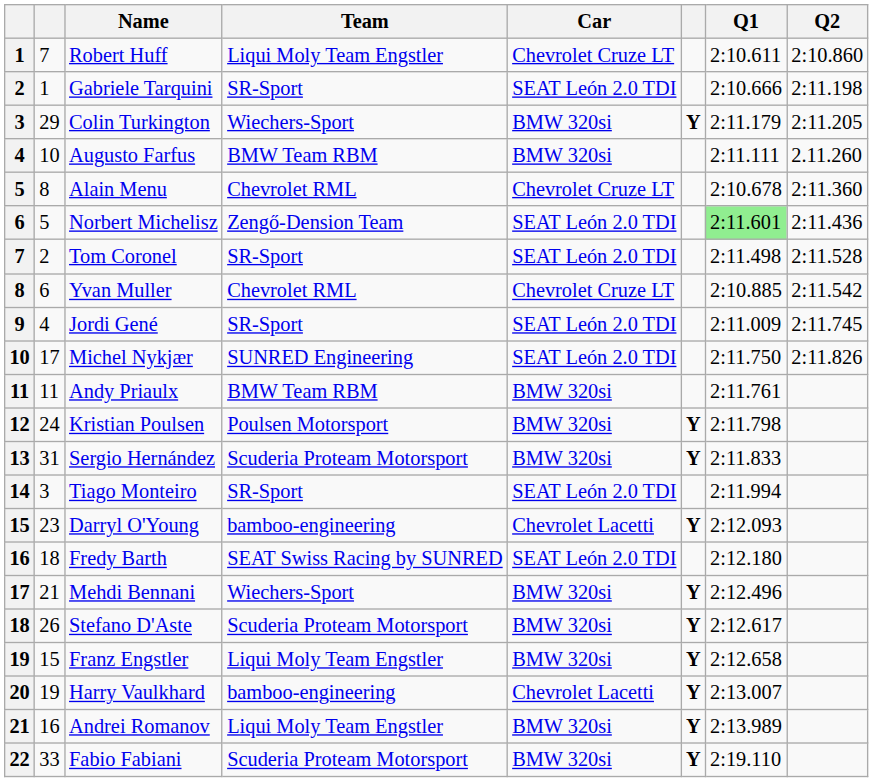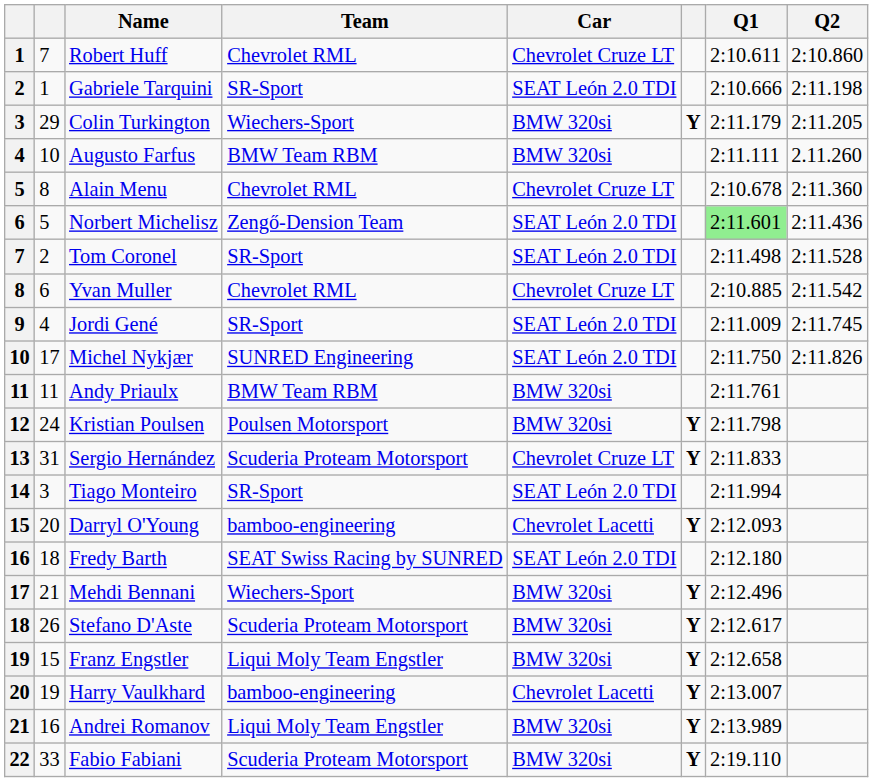(335, 55) Liqui Moly Team Engstler -> (292, 55) Chevrolet RML
(562, 458) BMW 320si -> (593, 458) Chevrolet Cruze LT
(49, 525) 23 -> (49, 525) 20
